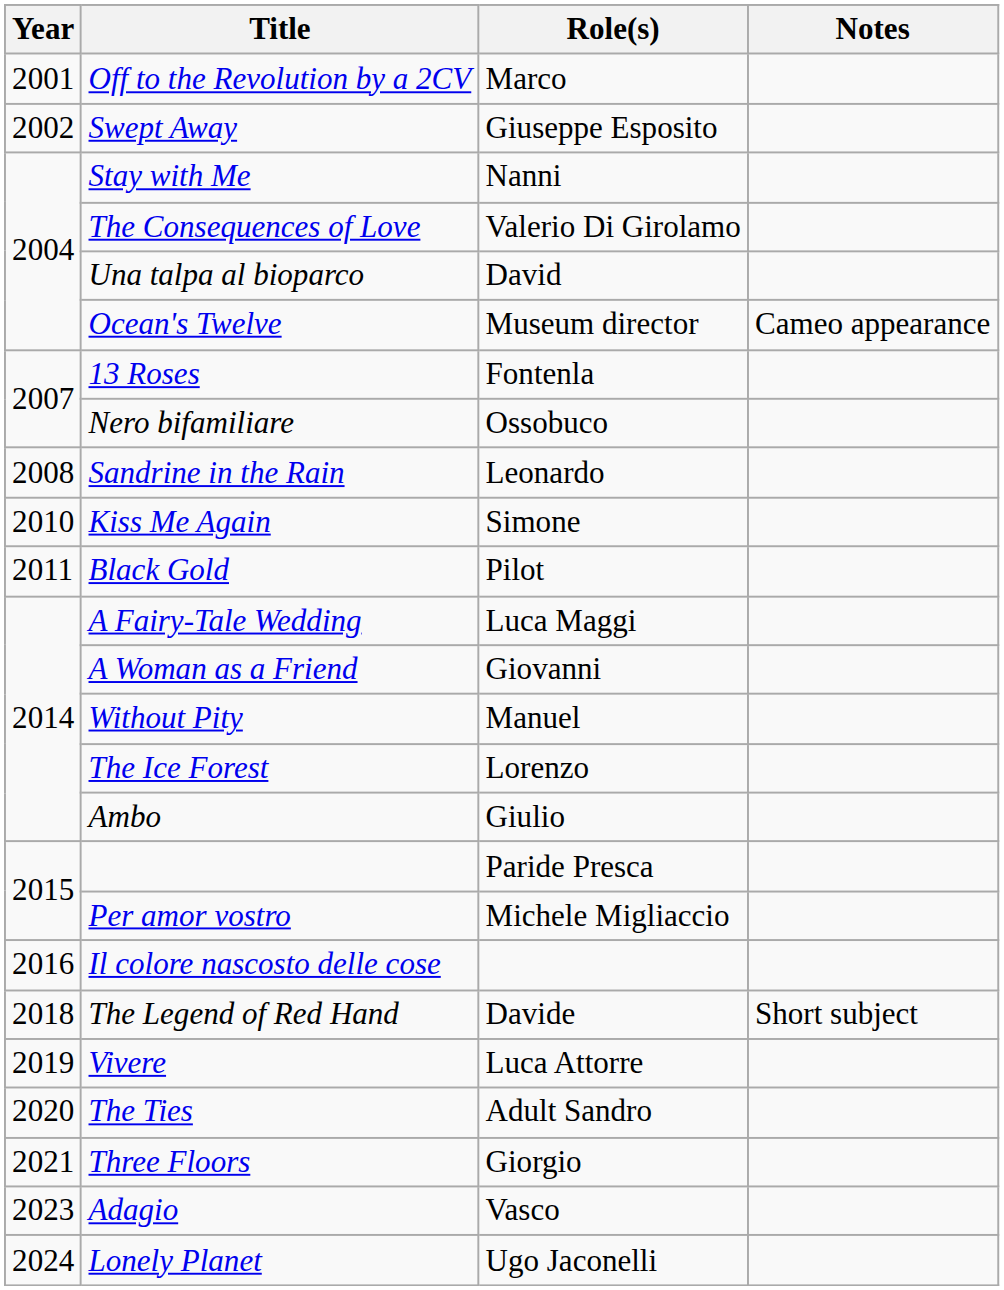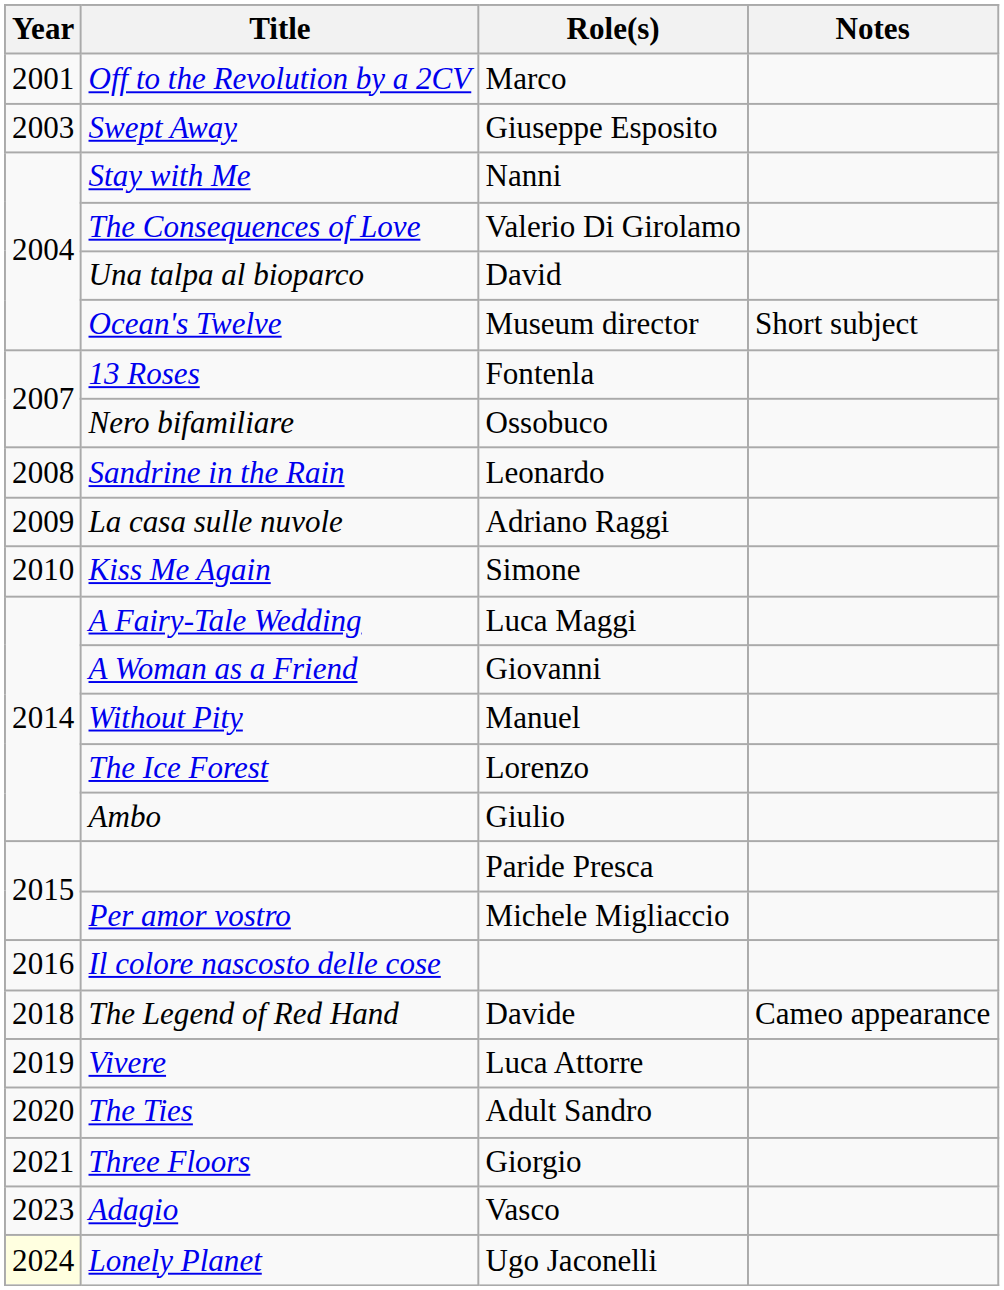(43, 127) 2002 -> (43, 127) 2003
(873, 324) Cameo appearance -> (837, 324) Short subject
+ row: (216, 521)
- row: (159, 570)
(837, 1013) Short subject -> (873, 1013) Cameo appearance
(43, 1259) no background -> (43, 1259) lightyellow background
